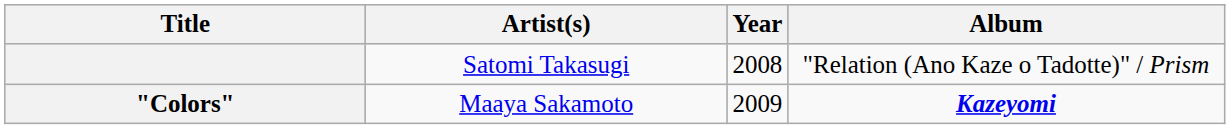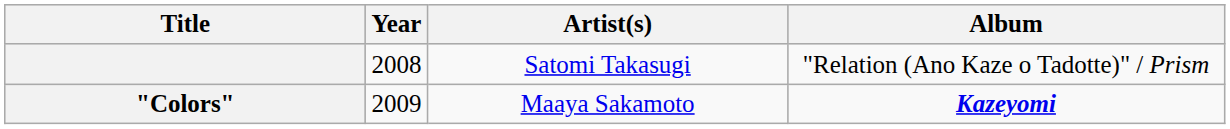columns swapped: (757, 24) <-> (546, 24)
